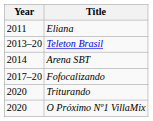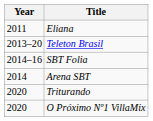+ row: (67, 60)
- row: (76, 76)
